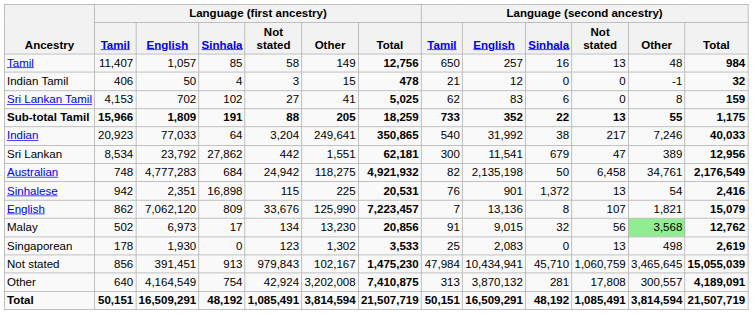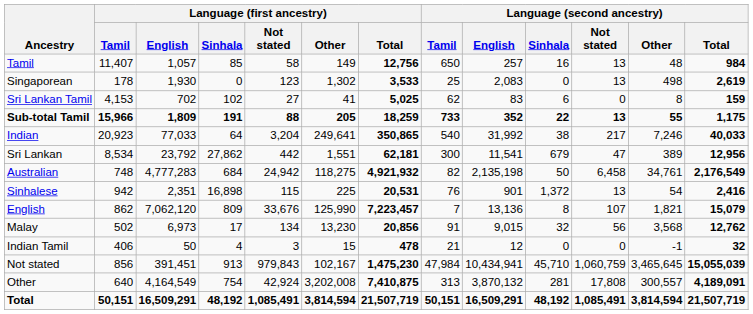rows swapped: (38, 81) <-> (40, 245)
(668, 227) lightgreen background -> (668, 227) no background
